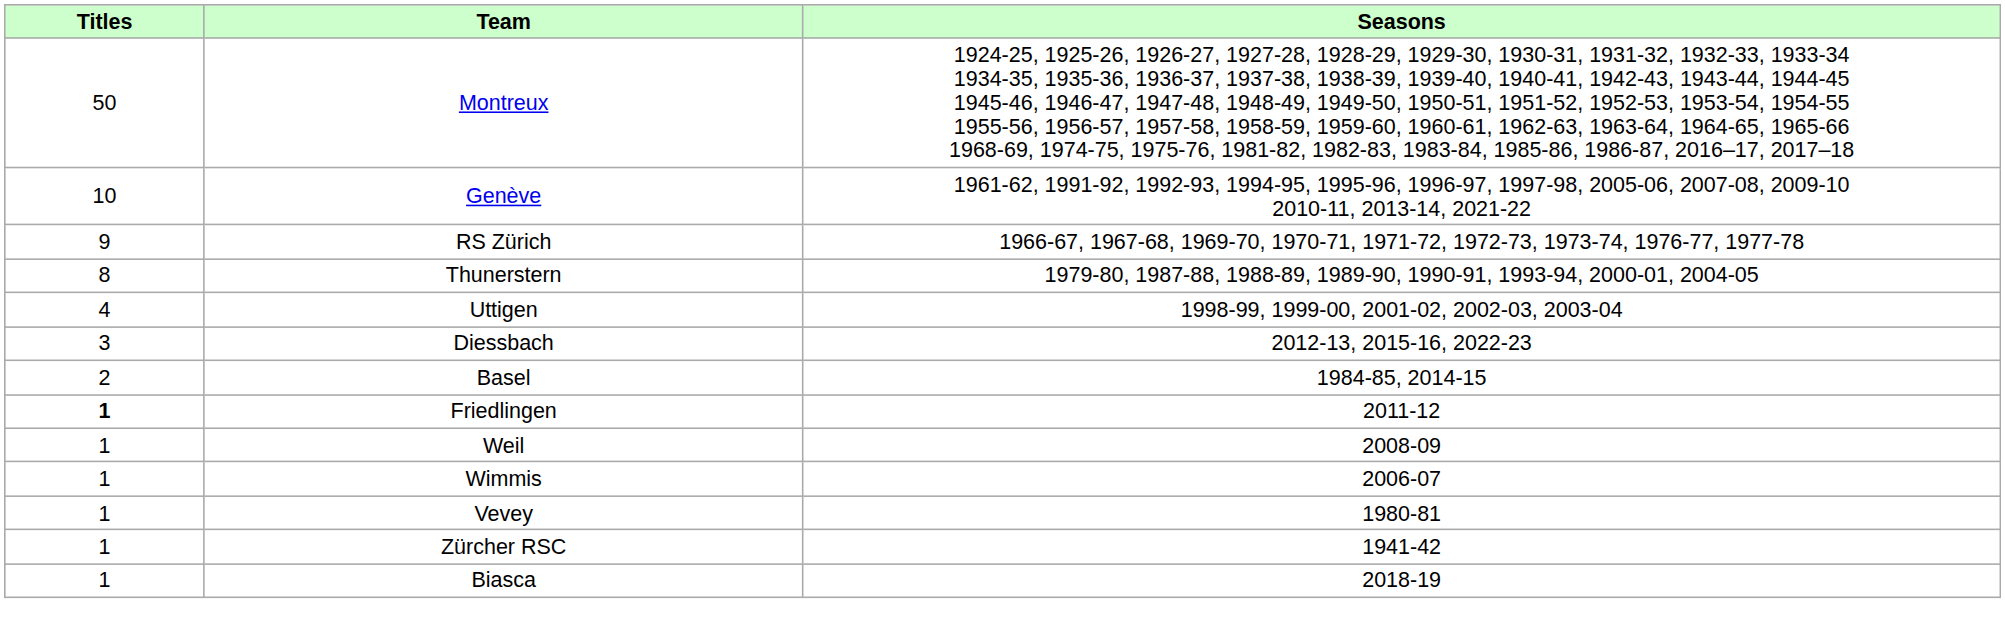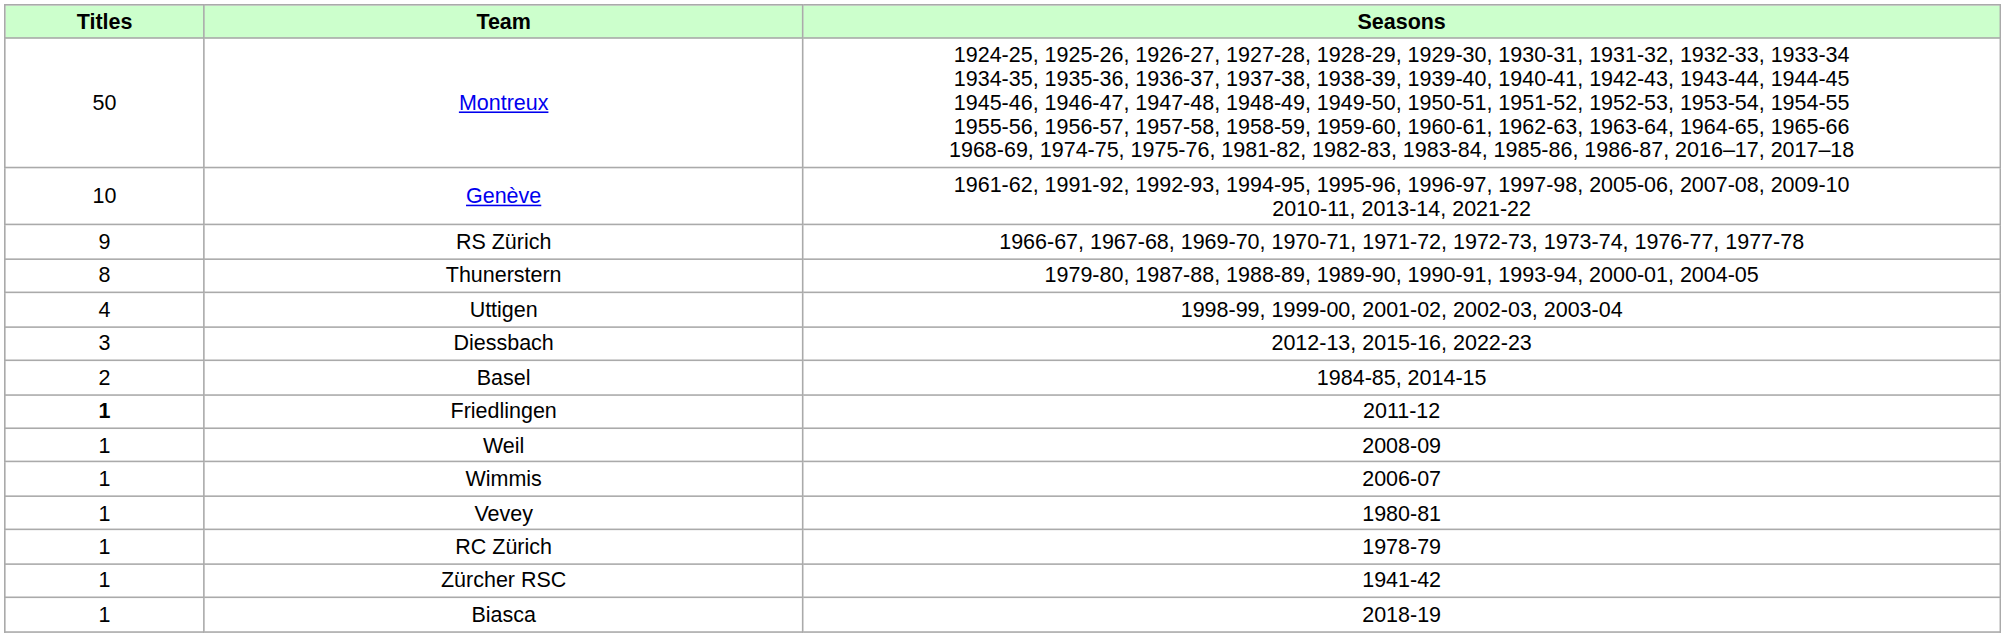+ row: (504, 546)
